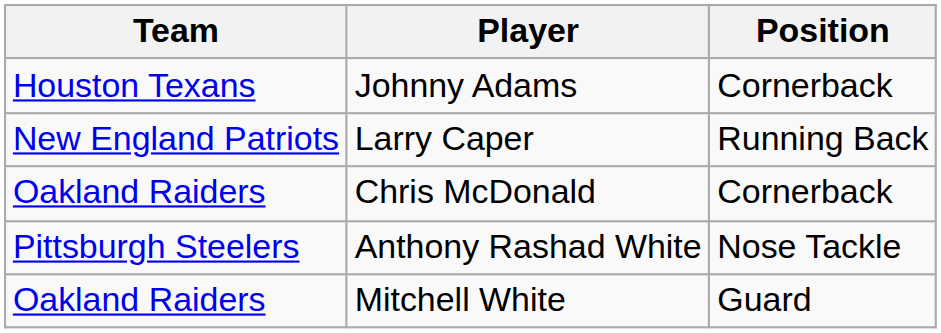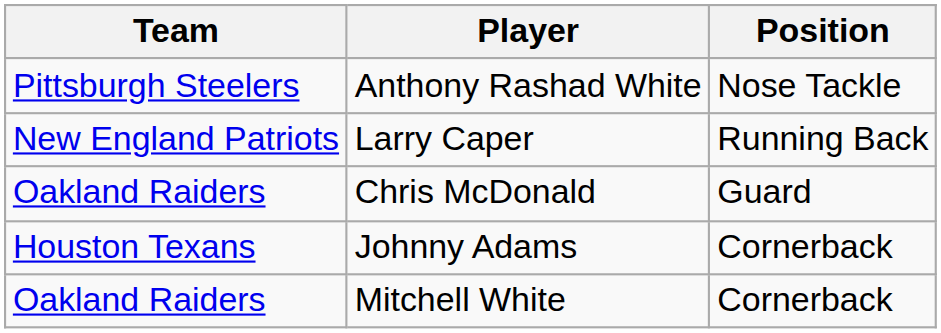rows swapped: (466, 85) <-> (528, 246)
(805, 192) Cornerback -> (764, 192) Guard
(764, 300) Guard -> (805, 300) Cornerback
